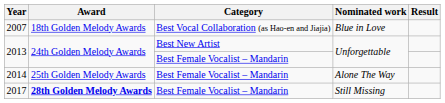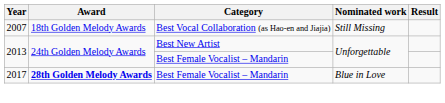(360, 28) Blue in Love -> (360, 28) Still Missing
- row: (17, 75)
(360, 91) Still Missing -> (360, 75) Blue in Love
